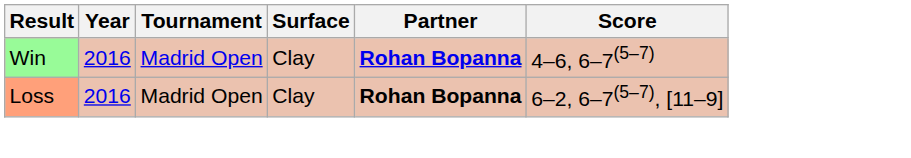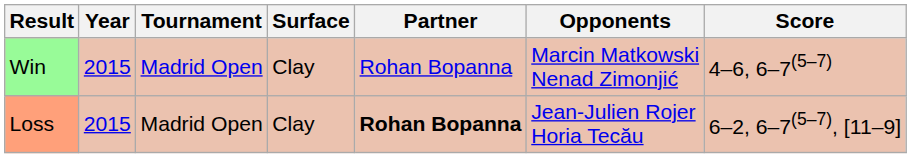+ column: (615, 21)
(107, 57) 2016 -> (107, 66) 2015
(441, 57) bold -> (436, 66) normal
(107, 96) 2016 -> (107, 123) 2015
